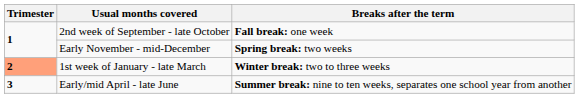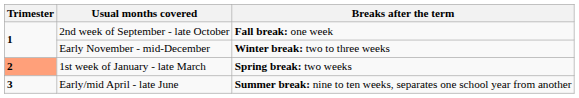(293, 48) Spring break: two weeks -> (312, 48) Winter break: two to three weeks
(312, 66) Winter break: two to three weeks -> (293, 66) Spring break: two weeks
